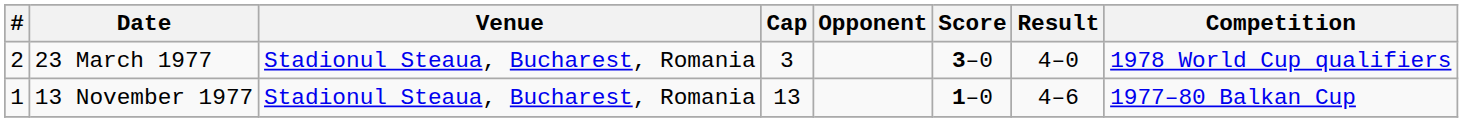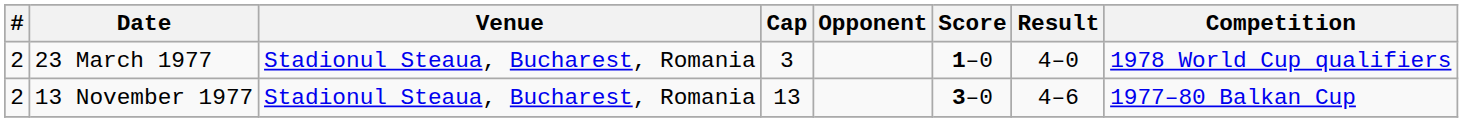(972, 60) 3–0 -> (972, 60) 1–0
(17, 98) 1 -> (17, 98) 2
(972, 98) 1–0 -> (972, 98) 3–0
